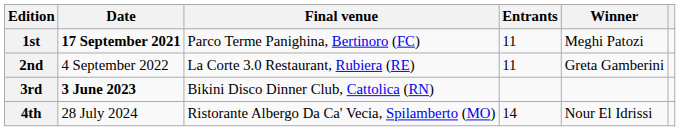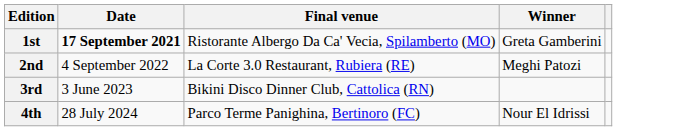- column: (530, 16)
(304, 41) Parco Terme Panighina, Bertinoro (FC) -> (341, 41) Ristorante Albergo Da Ca' Vecia, Spilamberto (MO)
(604, 41) Meghi Patozi -> (552, 41) Greta Gamberini
(614, 65) Greta Gamberini -> (542, 65) Meghi Patozi
(99, 89) bold -> (97, 89) normal
(341, 114) Ristorante Albergo Da Ca' Vecia, Spilamberto (MO) -> (304, 114) Parco Terme Panighina, Bertinoro (FC)
